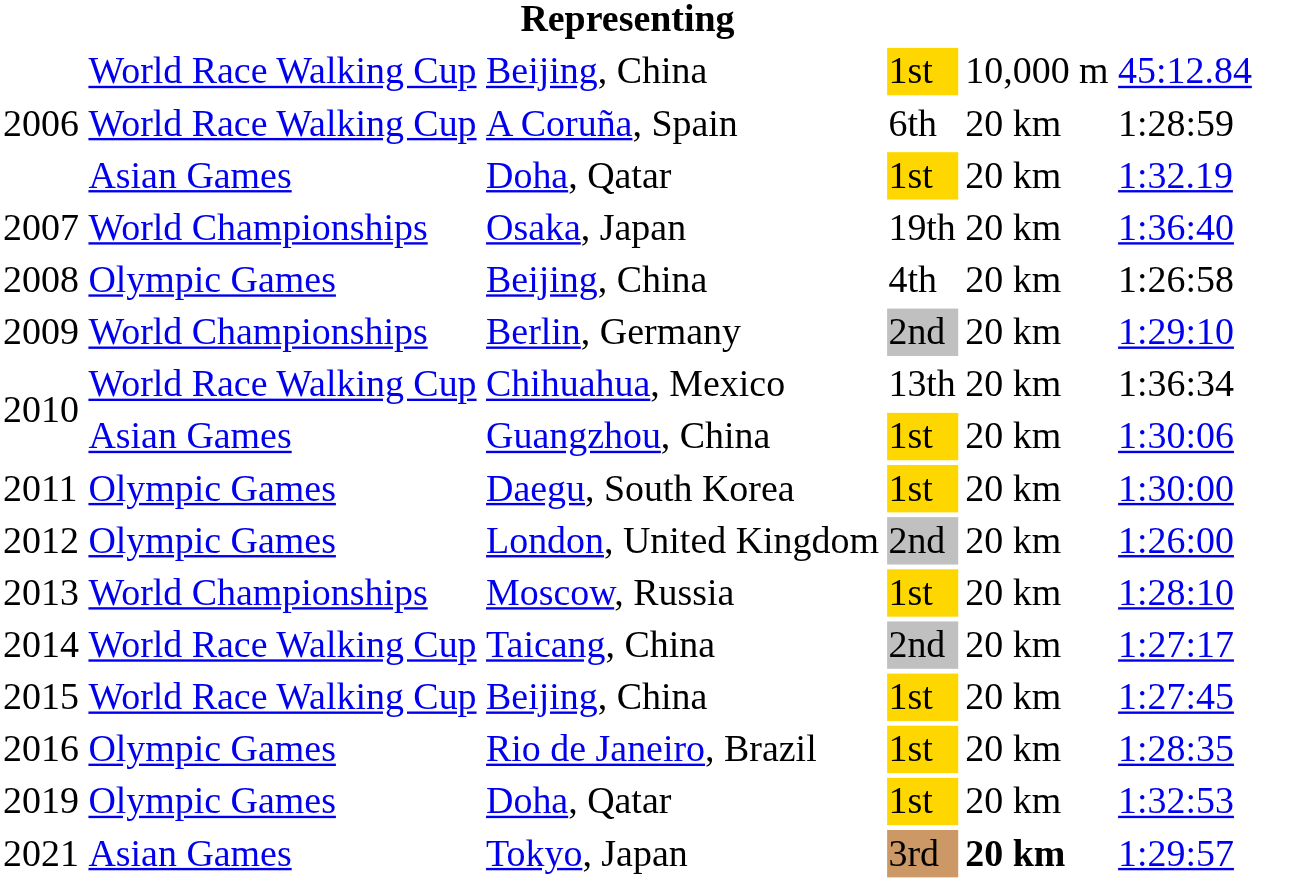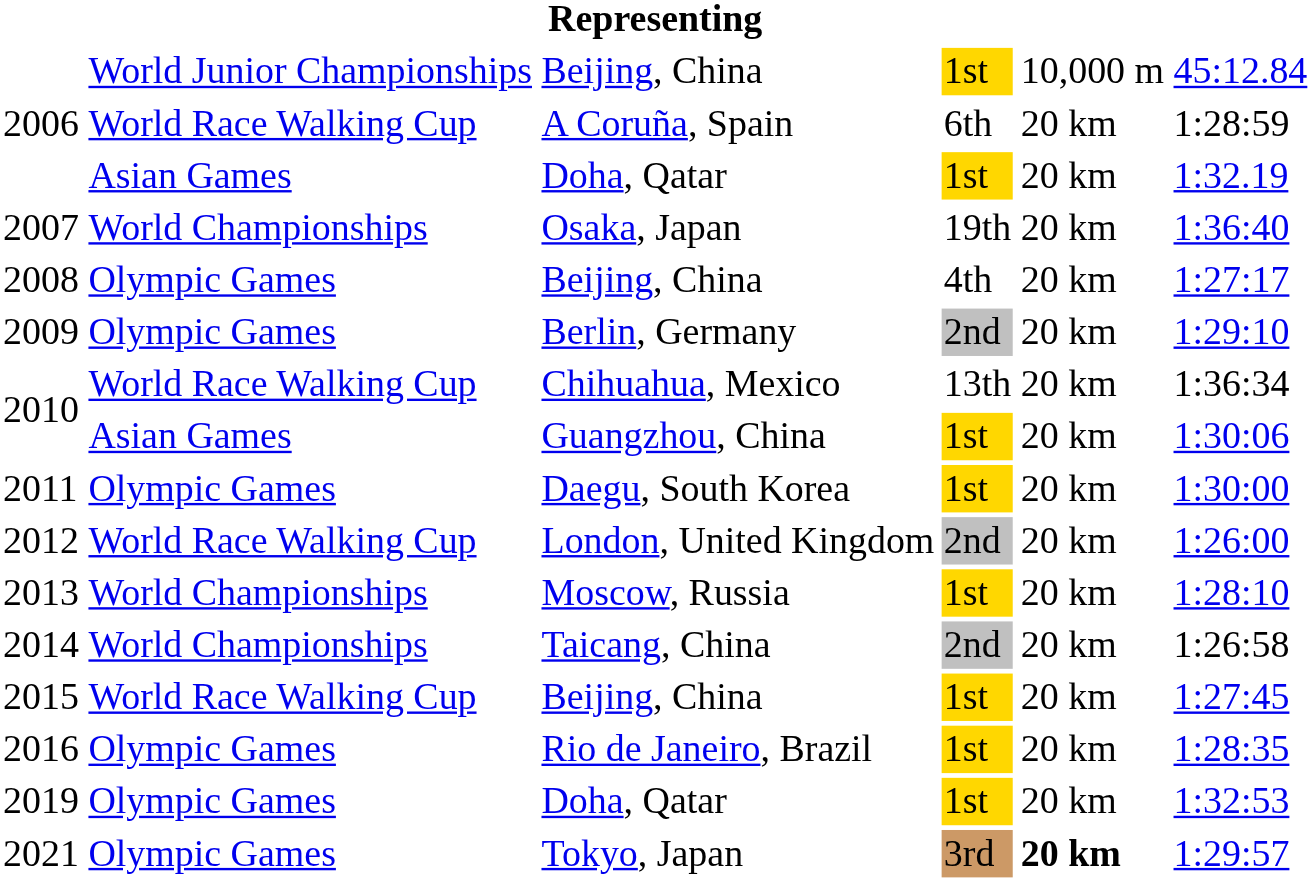(282, 70) World Race Walking Cup -> (310, 70) World Junior Championships
(1176, 279) 1:26:58 -> (1231, 279) 1:27:17
(258, 331) World Championships -> (212, 331) Olympic Games
(212, 540) Olympic Games -> (282, 540) World Race Walking Cup
(282, 644) World Race Walking Cup -> (258, 644) World Championships
(1176, 644) 1:27:17 -> (1231, 644) 1:26:58
(190, 852) Asian Games -> (212, 852) Olympic Games
